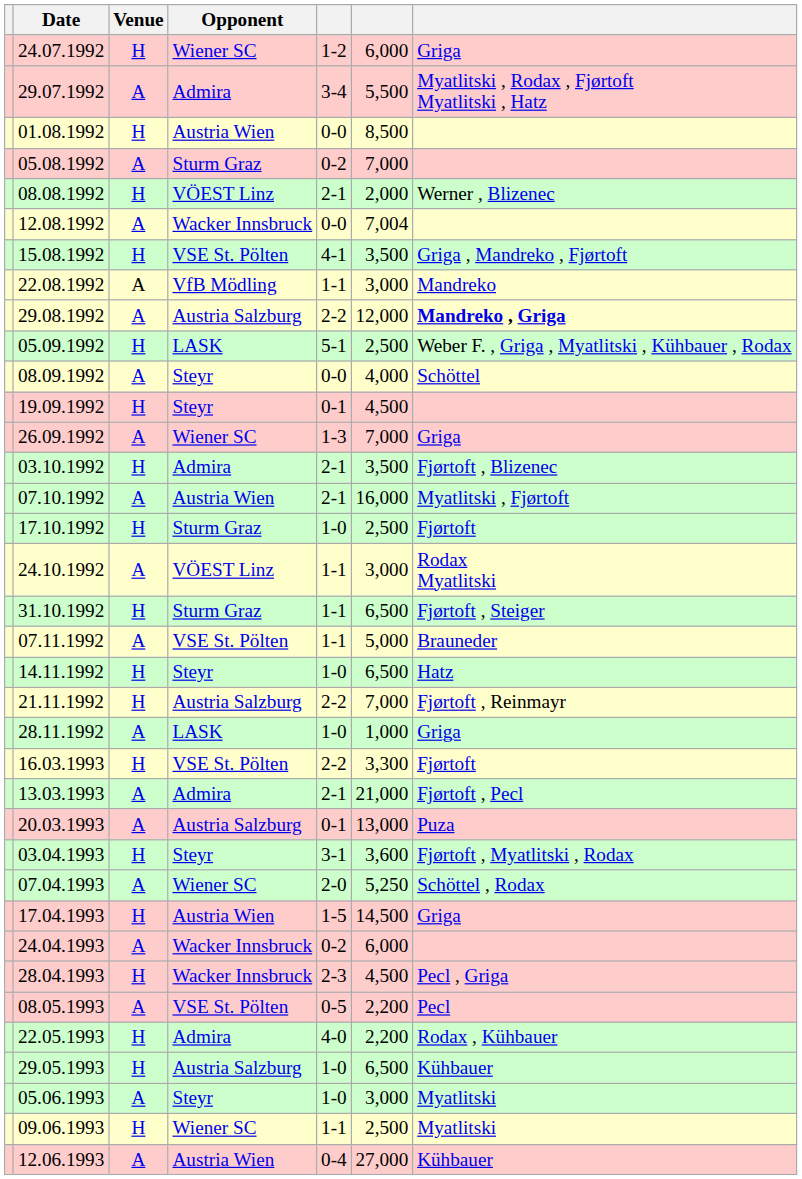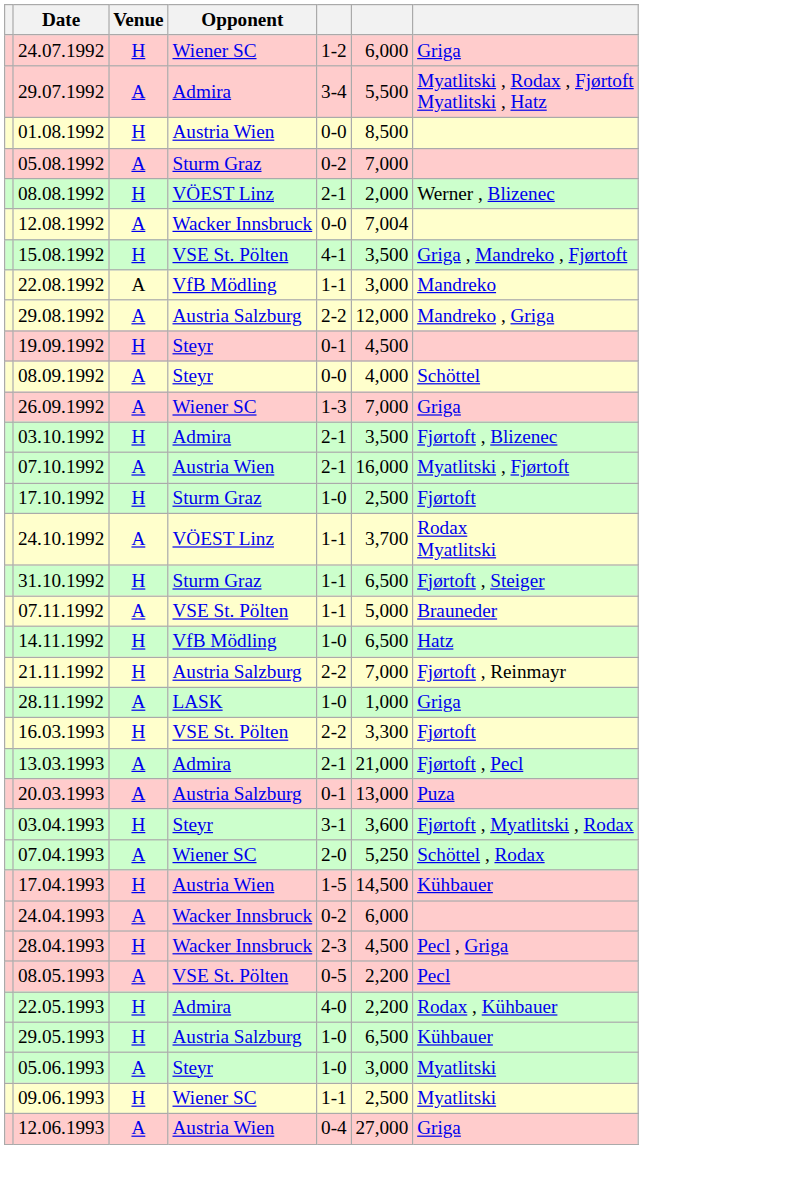(491, 315) bold -> (486, 315) normal
- row: (61, 345)
rows swapped: (61, 376) <-> (61, 406)
(387, 569) 3,000 -> (387, 539) 3,700
(193, 671) Steyr -> (224, 641) VfB Mödling
(439, 915) Griga -> (455, 885) Kühbauer
(455, 1159) Kühbauer -> (439, 1128) Griga
